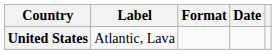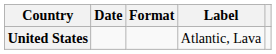columns swapped: (247, 15) <-> (135, 15)
